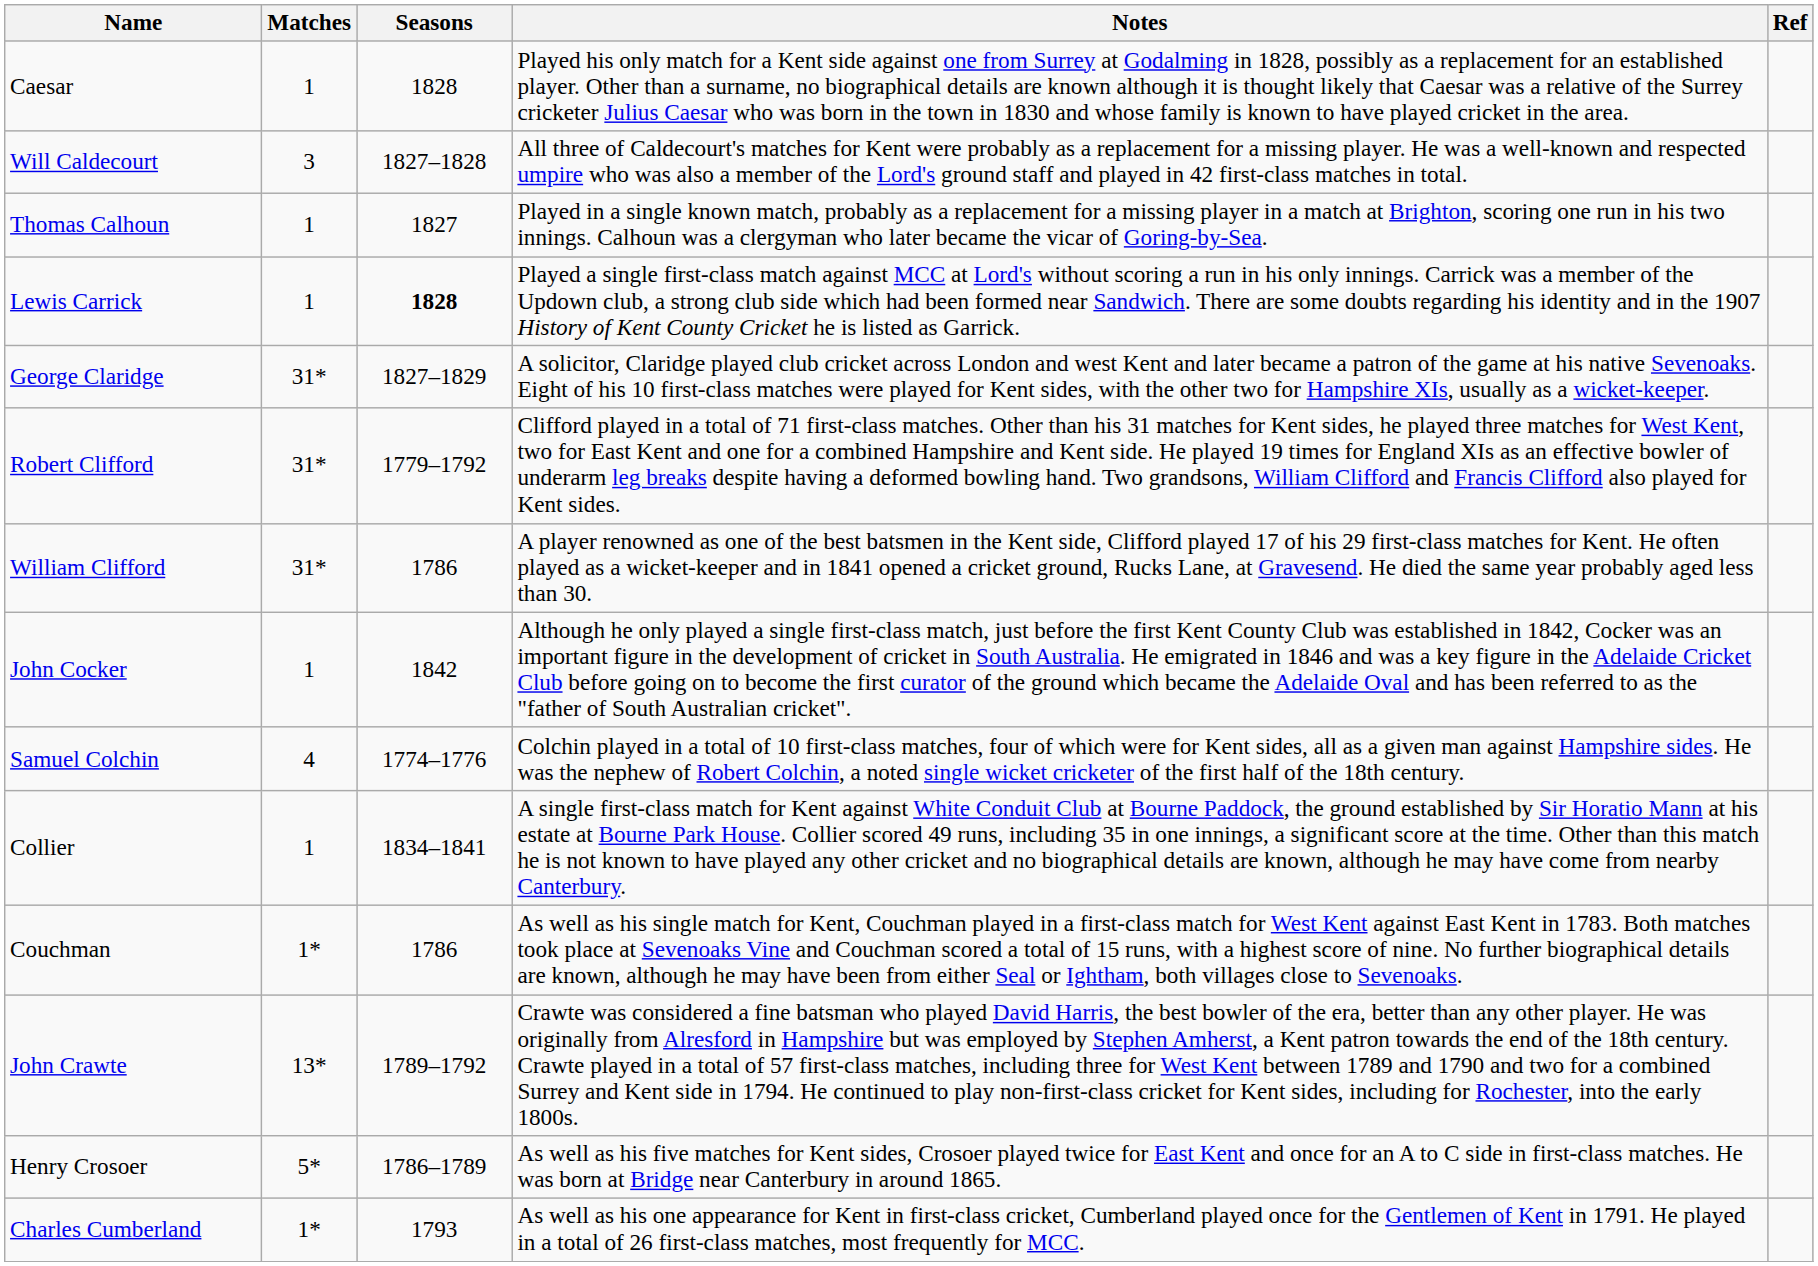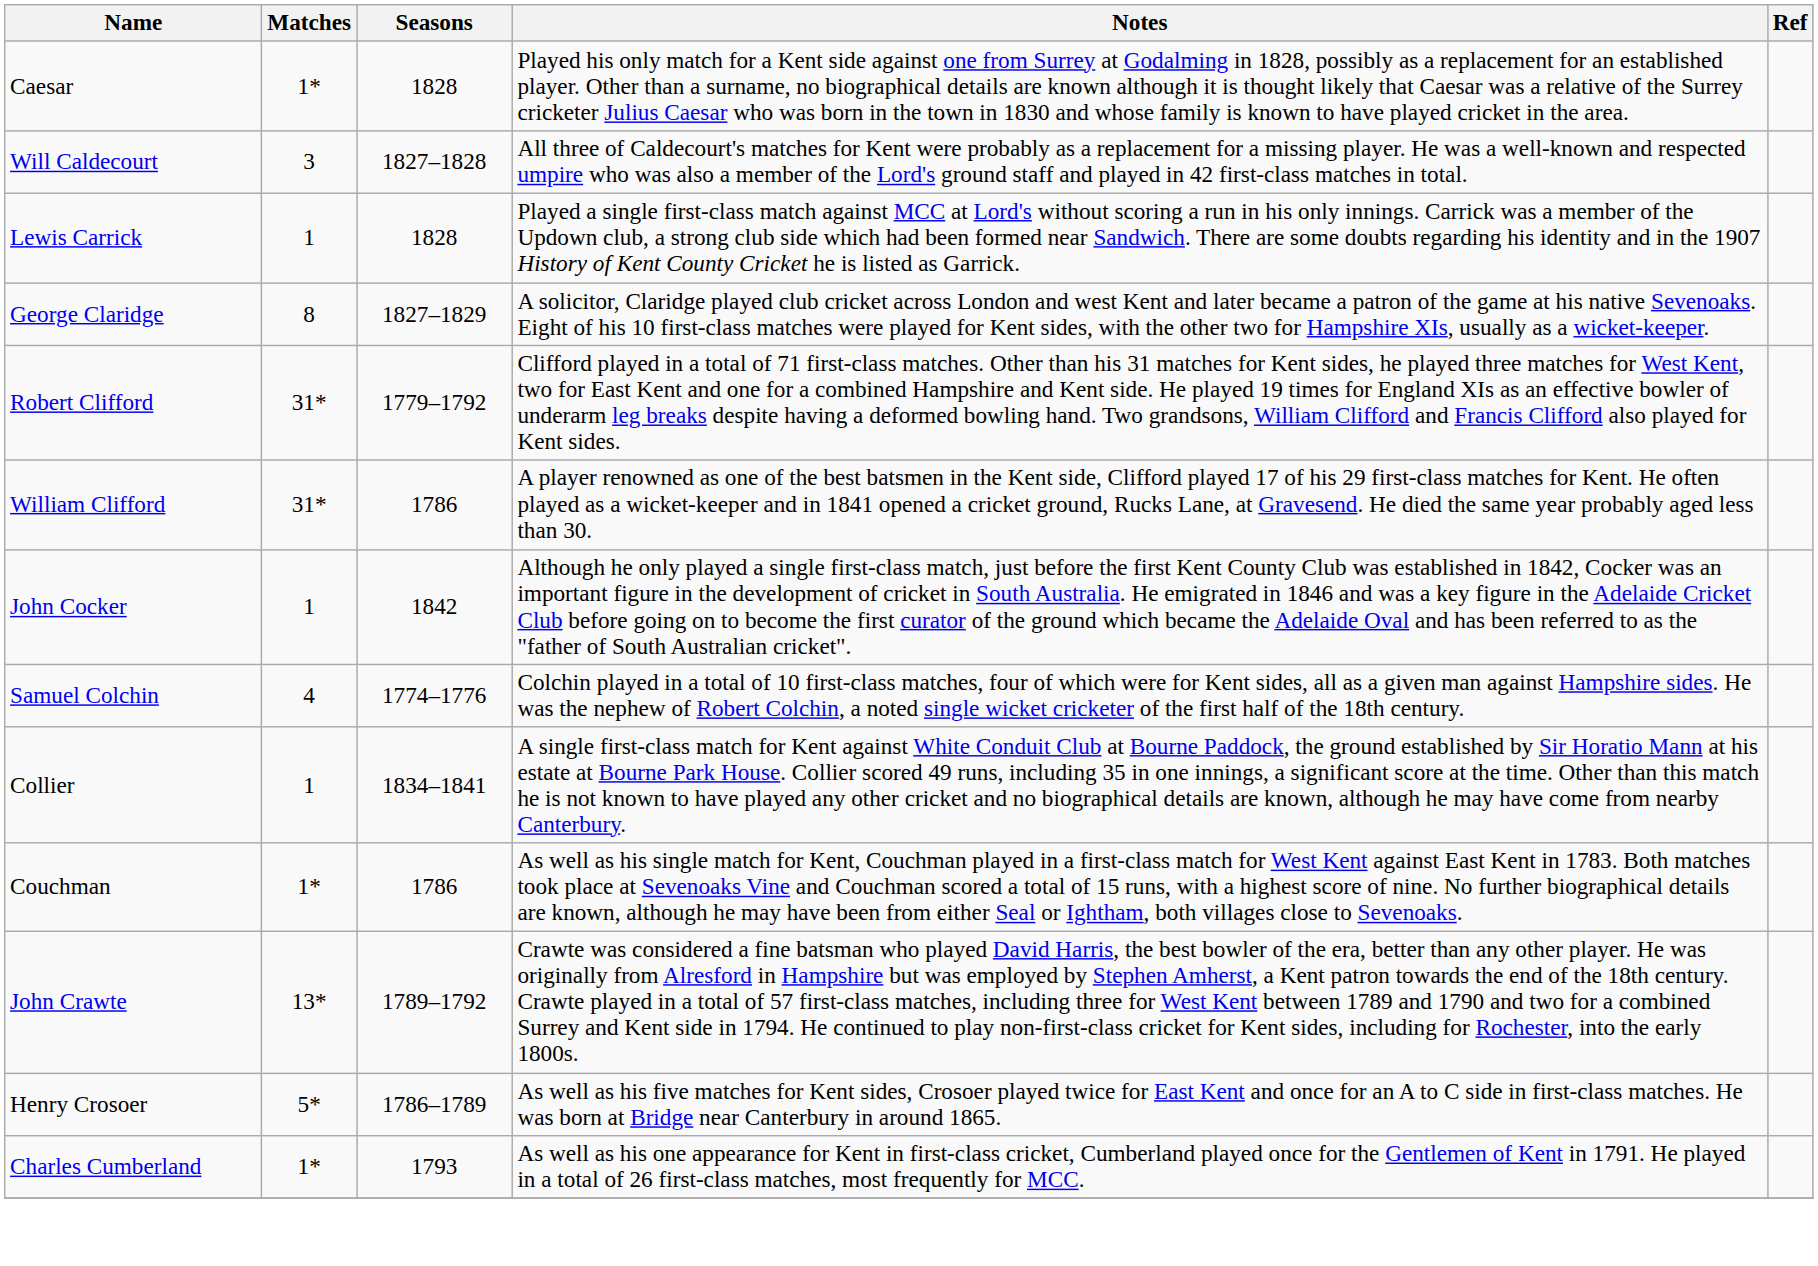(309, 85) 1 -> (309, 85) 1*
- row: (90, 224)
(434, 300) bold -> (434, 237) normal
(309, 376) 31* -> (309, 313) 8
